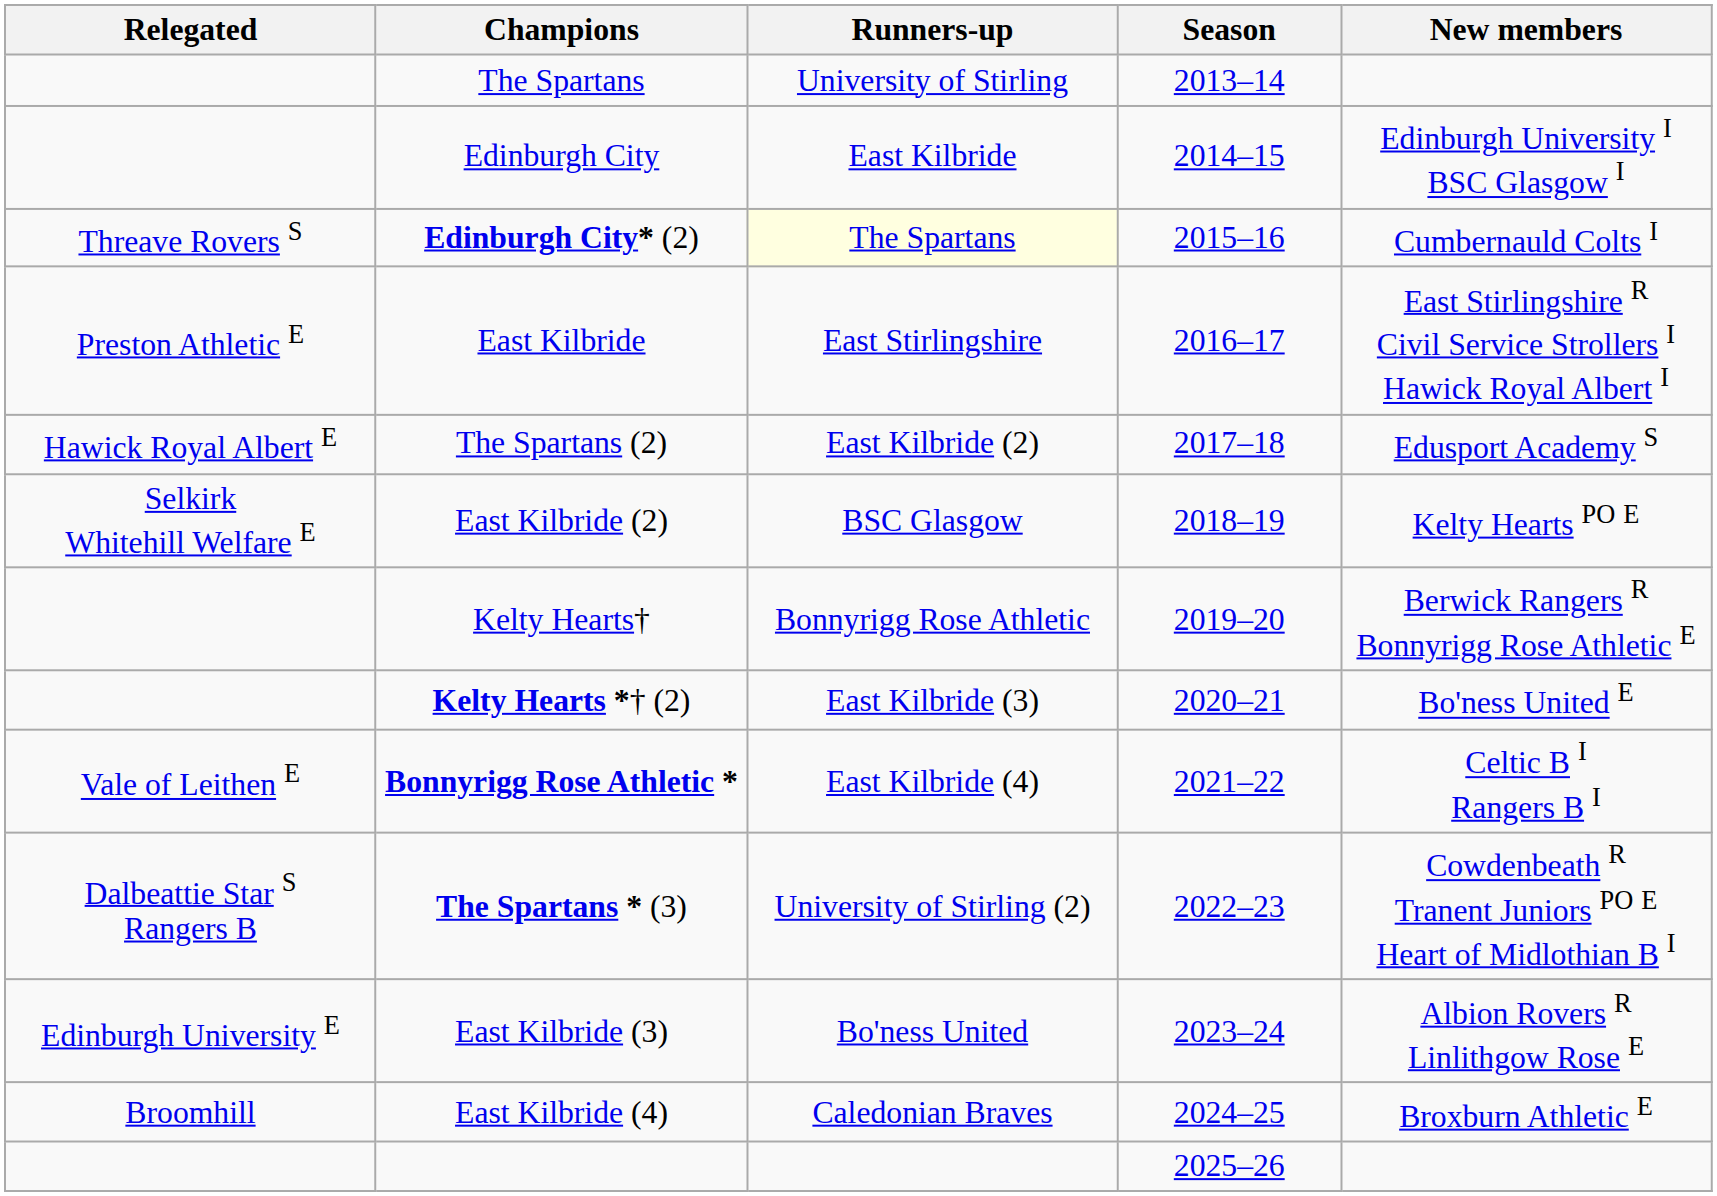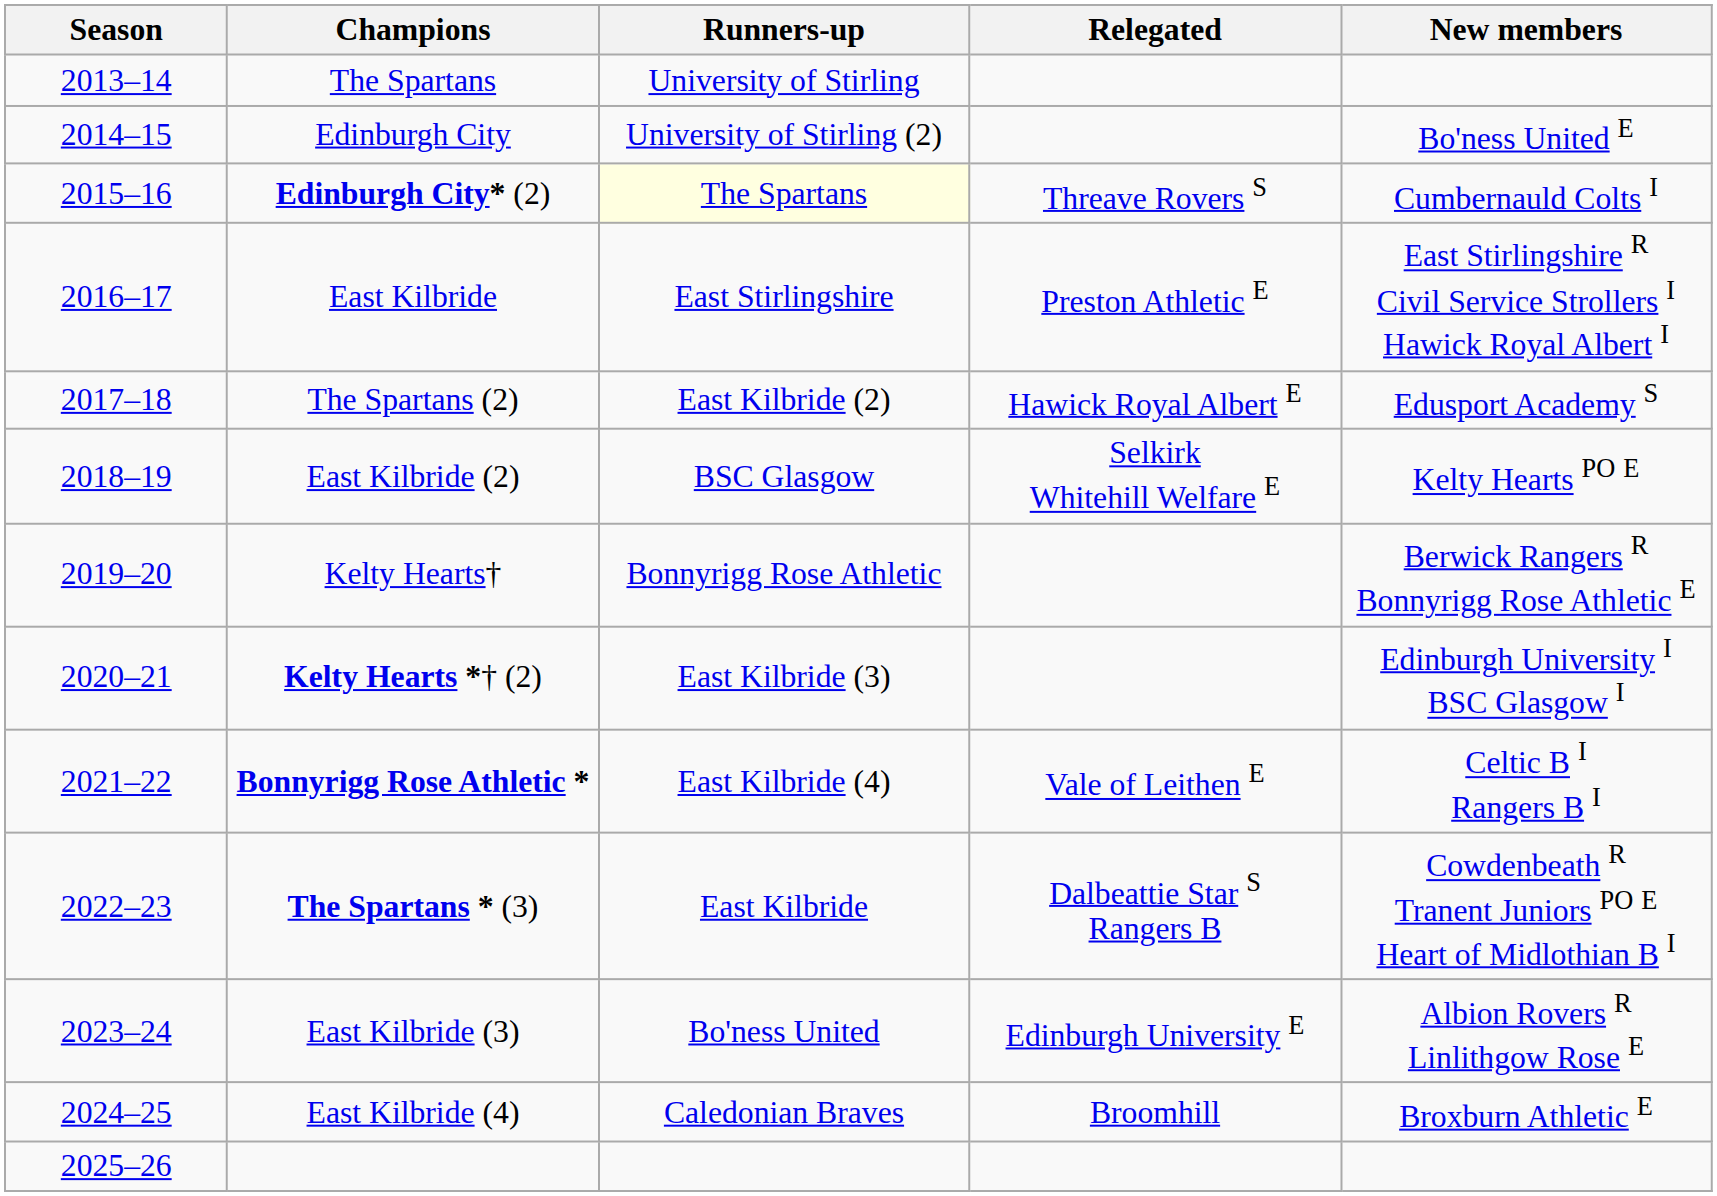columns swapped: (1229, 29) <-> (190, 29)
(932, 156) East Kilbride -> (784, 134) University of Stirling (2)
(1526, 156) Edinburgh University I BSC Glasgow I -> (1526, 134) Bo'ness United E
(1526, 699) Bo'ness United E -> (1526, 677) Edinburgh University I BSC Glasgow I
(932, 905) University of Stirling (2) -> (784, 905) East Kilbride
